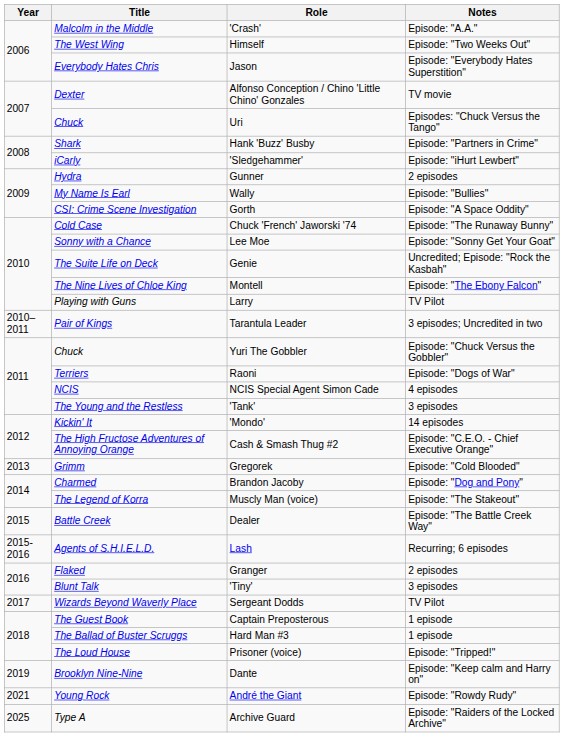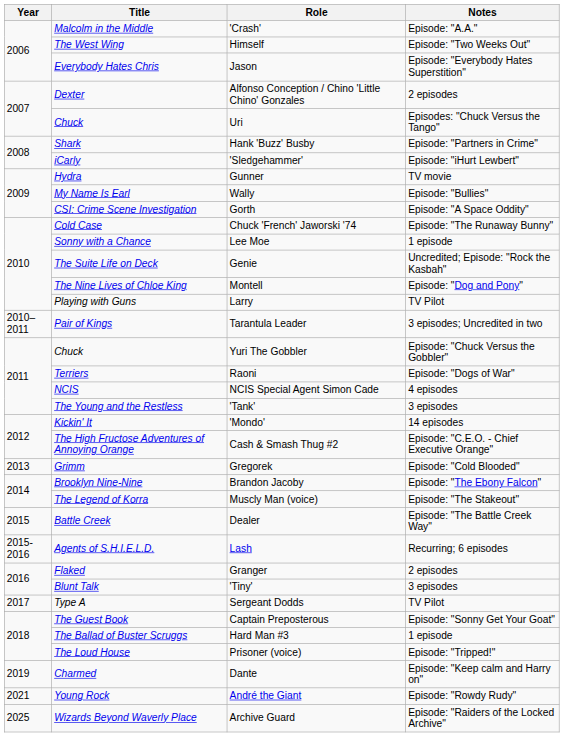(430, 94) TV movie -> (433, 94) 2 episodes
(433, 177) 2 episodes -> (430, 177) TV movie
(482, 242) Episode: "Sonny Get Your Goat" -> (430, 242) 1 episode
(475, 286) Episode: "The Ebony Falcon" -> (466, 286) Episode: "Dog and Pony"
(75, 483) Charmed -> (98, 483) Brooklyn Nine-Nine
(466, 483) Episode: "Dog and Pony" -> (475, 483) Episode: "The Ebony Falcon"
(125, 603) Wizards Beyond Waverly Place -> (70, 603) Type A
(430, 619) 1 episode -> (482, 619) Episode: "Sonny Get Your Goat"
(98, 674) Brooklyn Nine-Nine -> (75, 674) Charmed
(70, 718) Type A -> (125, 718) Wizards Beyond Waverly Place
